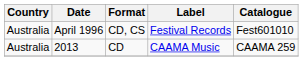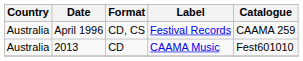(265, 30) Fest601010 -> (266, 30) CAAMA 259
(266, 47) CAAMA 259 -> (265, 47) Fest601010
